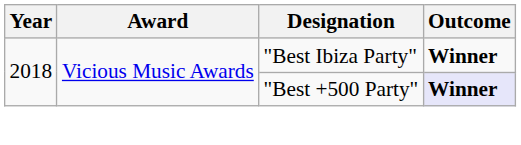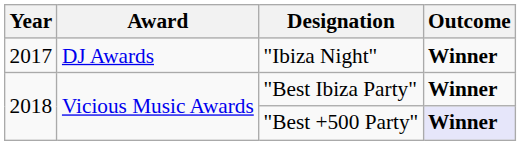+ row: (320, 55)
